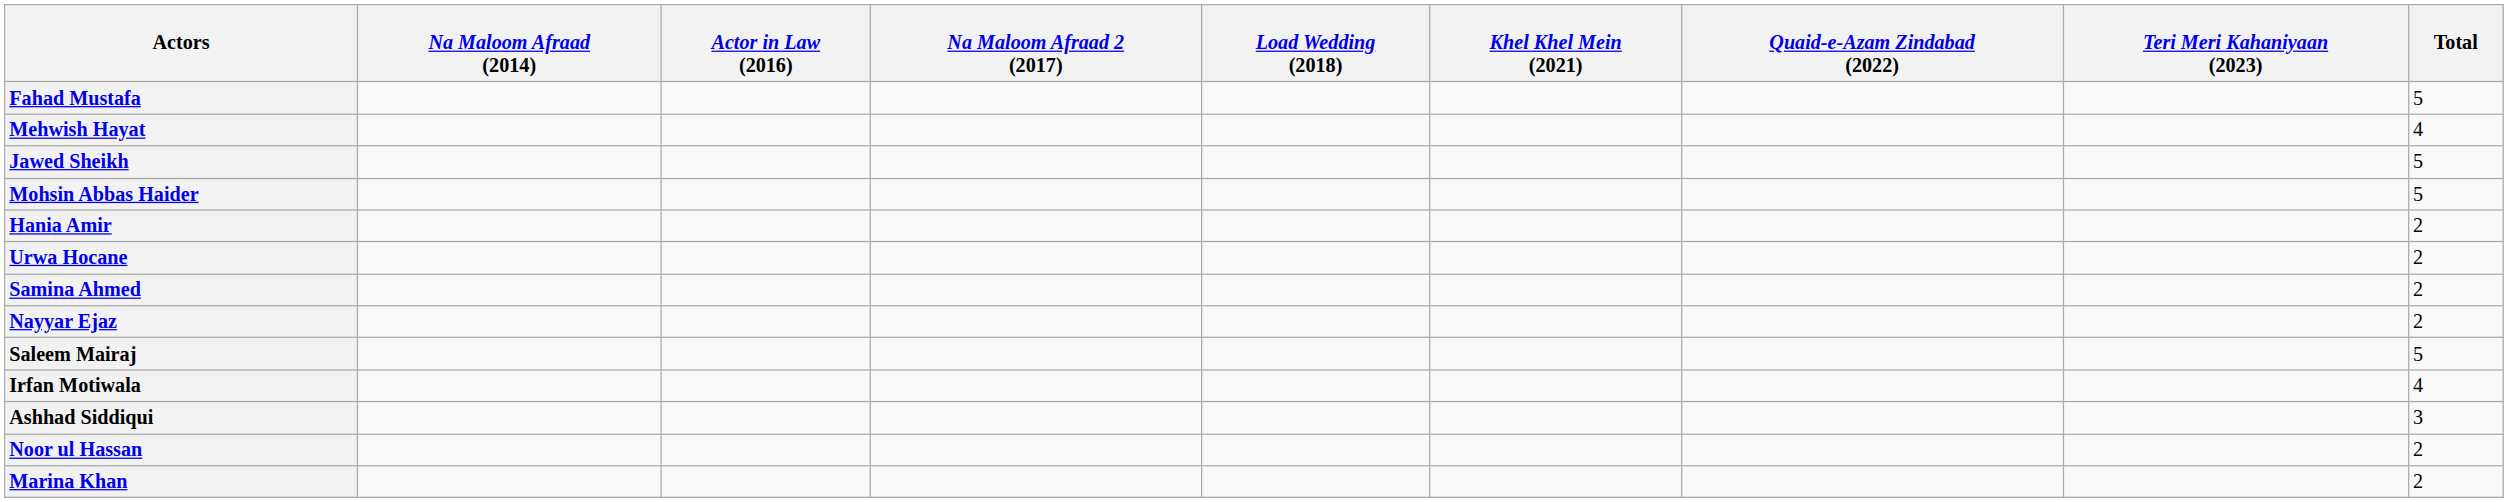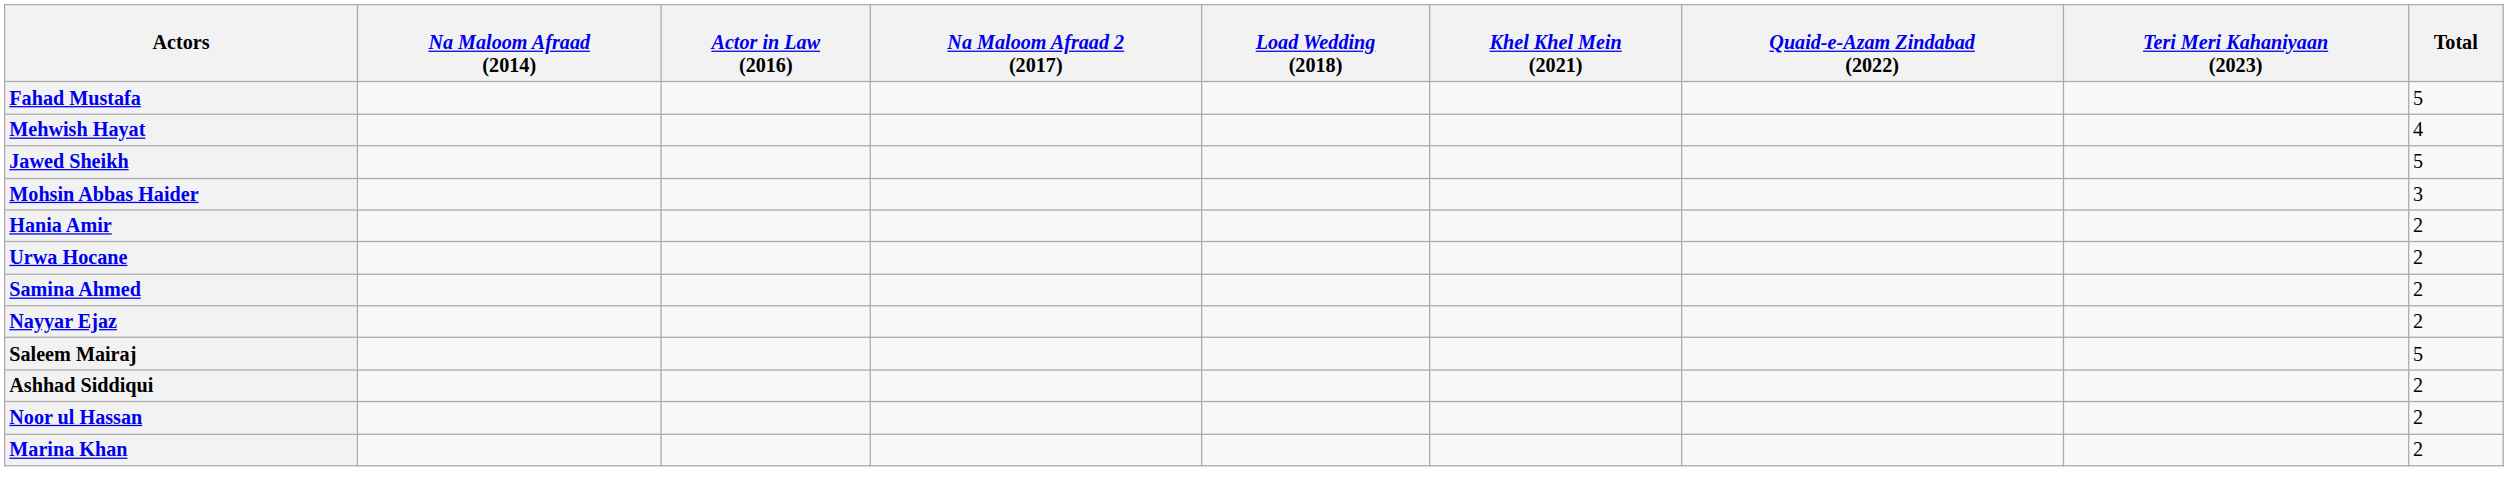(2418, 193) 5 -> (2418, 193) 3
- row: (75, 385)
(2418, 417) 3 -> (2418, 385) 2
